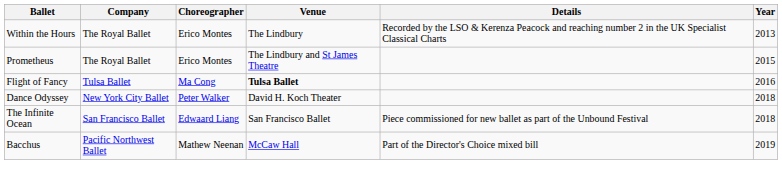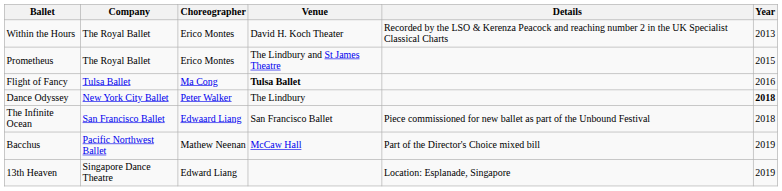(276, 33) The Lindbury -> (297, 33) David H. Koch Theater
(295, 97) David H. Koch Theater -> (278, 97) The Lindbury
(765, 97) normal -> (765, 97) bold
+ row: (32, 172)
